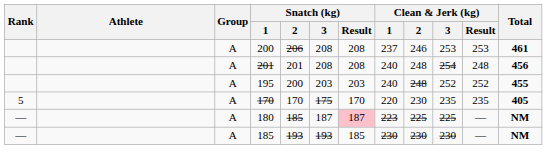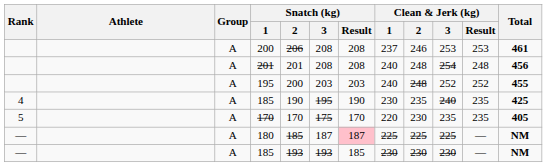+ row: (21, 100)
(389, 118) 223 -> (389, 135) 225
